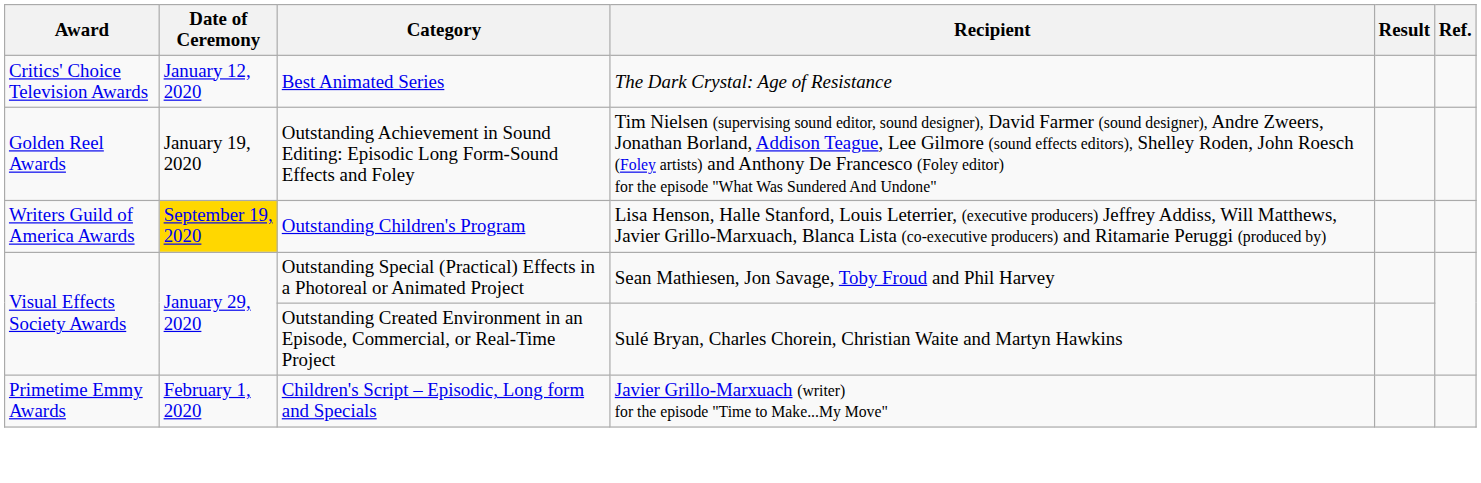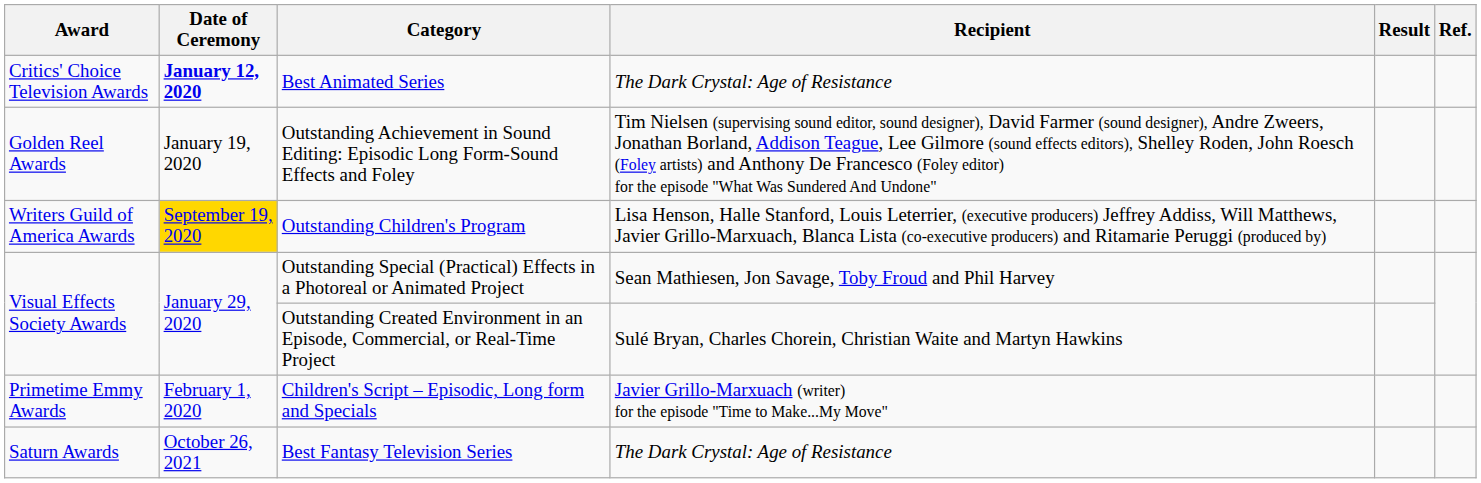(207, 81) normal -> (211, 81) bold
+ row: (397, 452)
